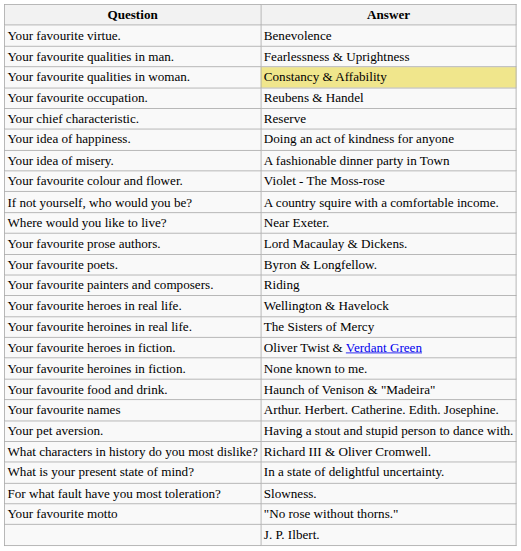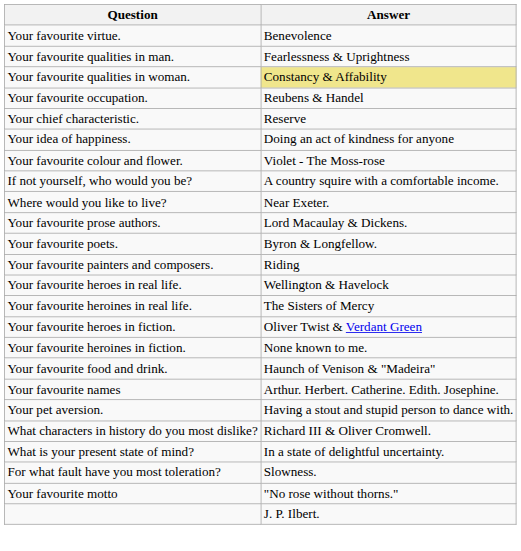- row: (61, 160)
